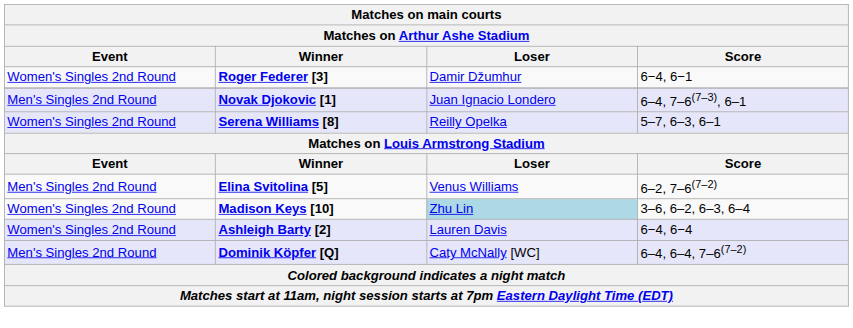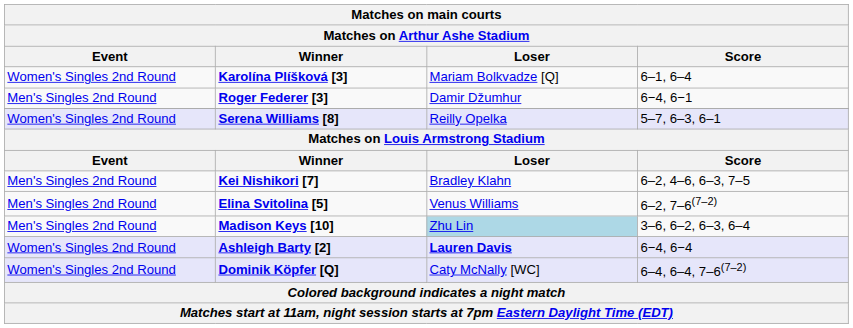+ row: (283, 77)
(92, 77) Women's Singles 2nd Round -> (82, 98) Men's Singles 2nd Round
- row: (277, 99)
+ row: (268, 181)
(92, 209) Women's Singles 2nd Round -> (82, 226) Men's Singles 2nd Round
(468, 230) normal -> (471, 247) bold
(82, 252) Men's Singles 2nd Round -> (92, 269) Women's Singles 2nd Round
